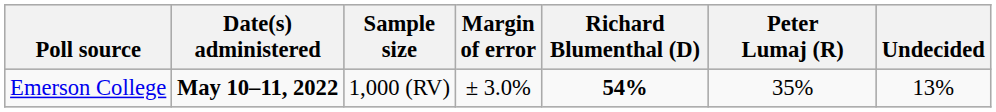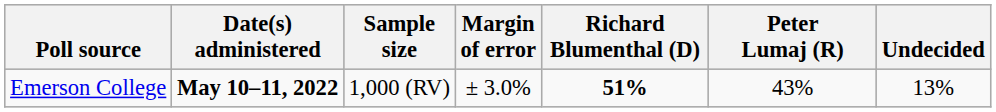(625, 87) 54% -> (625, 87) 51%
(793, 87) 35% -> (793, 87) 43%
